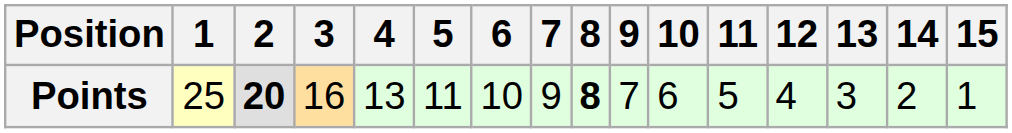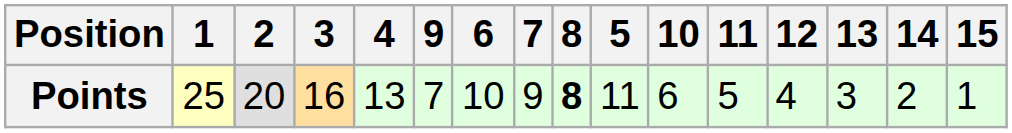columns swapped: (443, 34) <-> (629, 34)
(264, 95) bold -> (264, 95) normal
